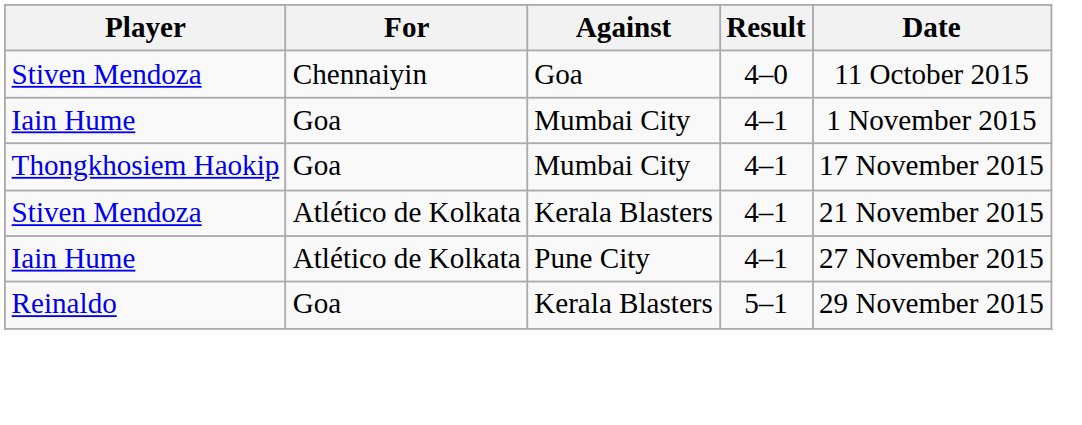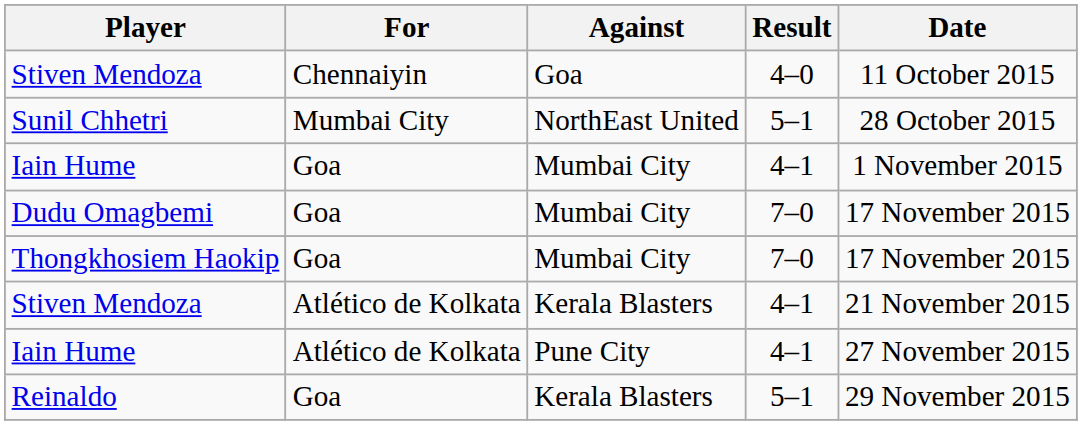+ row: (90, 119)
+ row: (112, 212)
(766, 166) 4–1 -> (792, 258) 7–0
